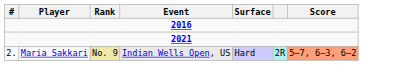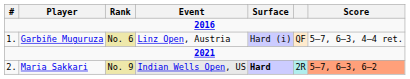+ row: (62, 39)
(245, 53) normal -> (260, 67) bold
